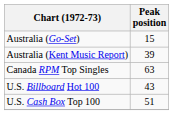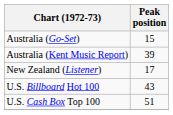- row: (58, 70)
+ row: (54, 70)
